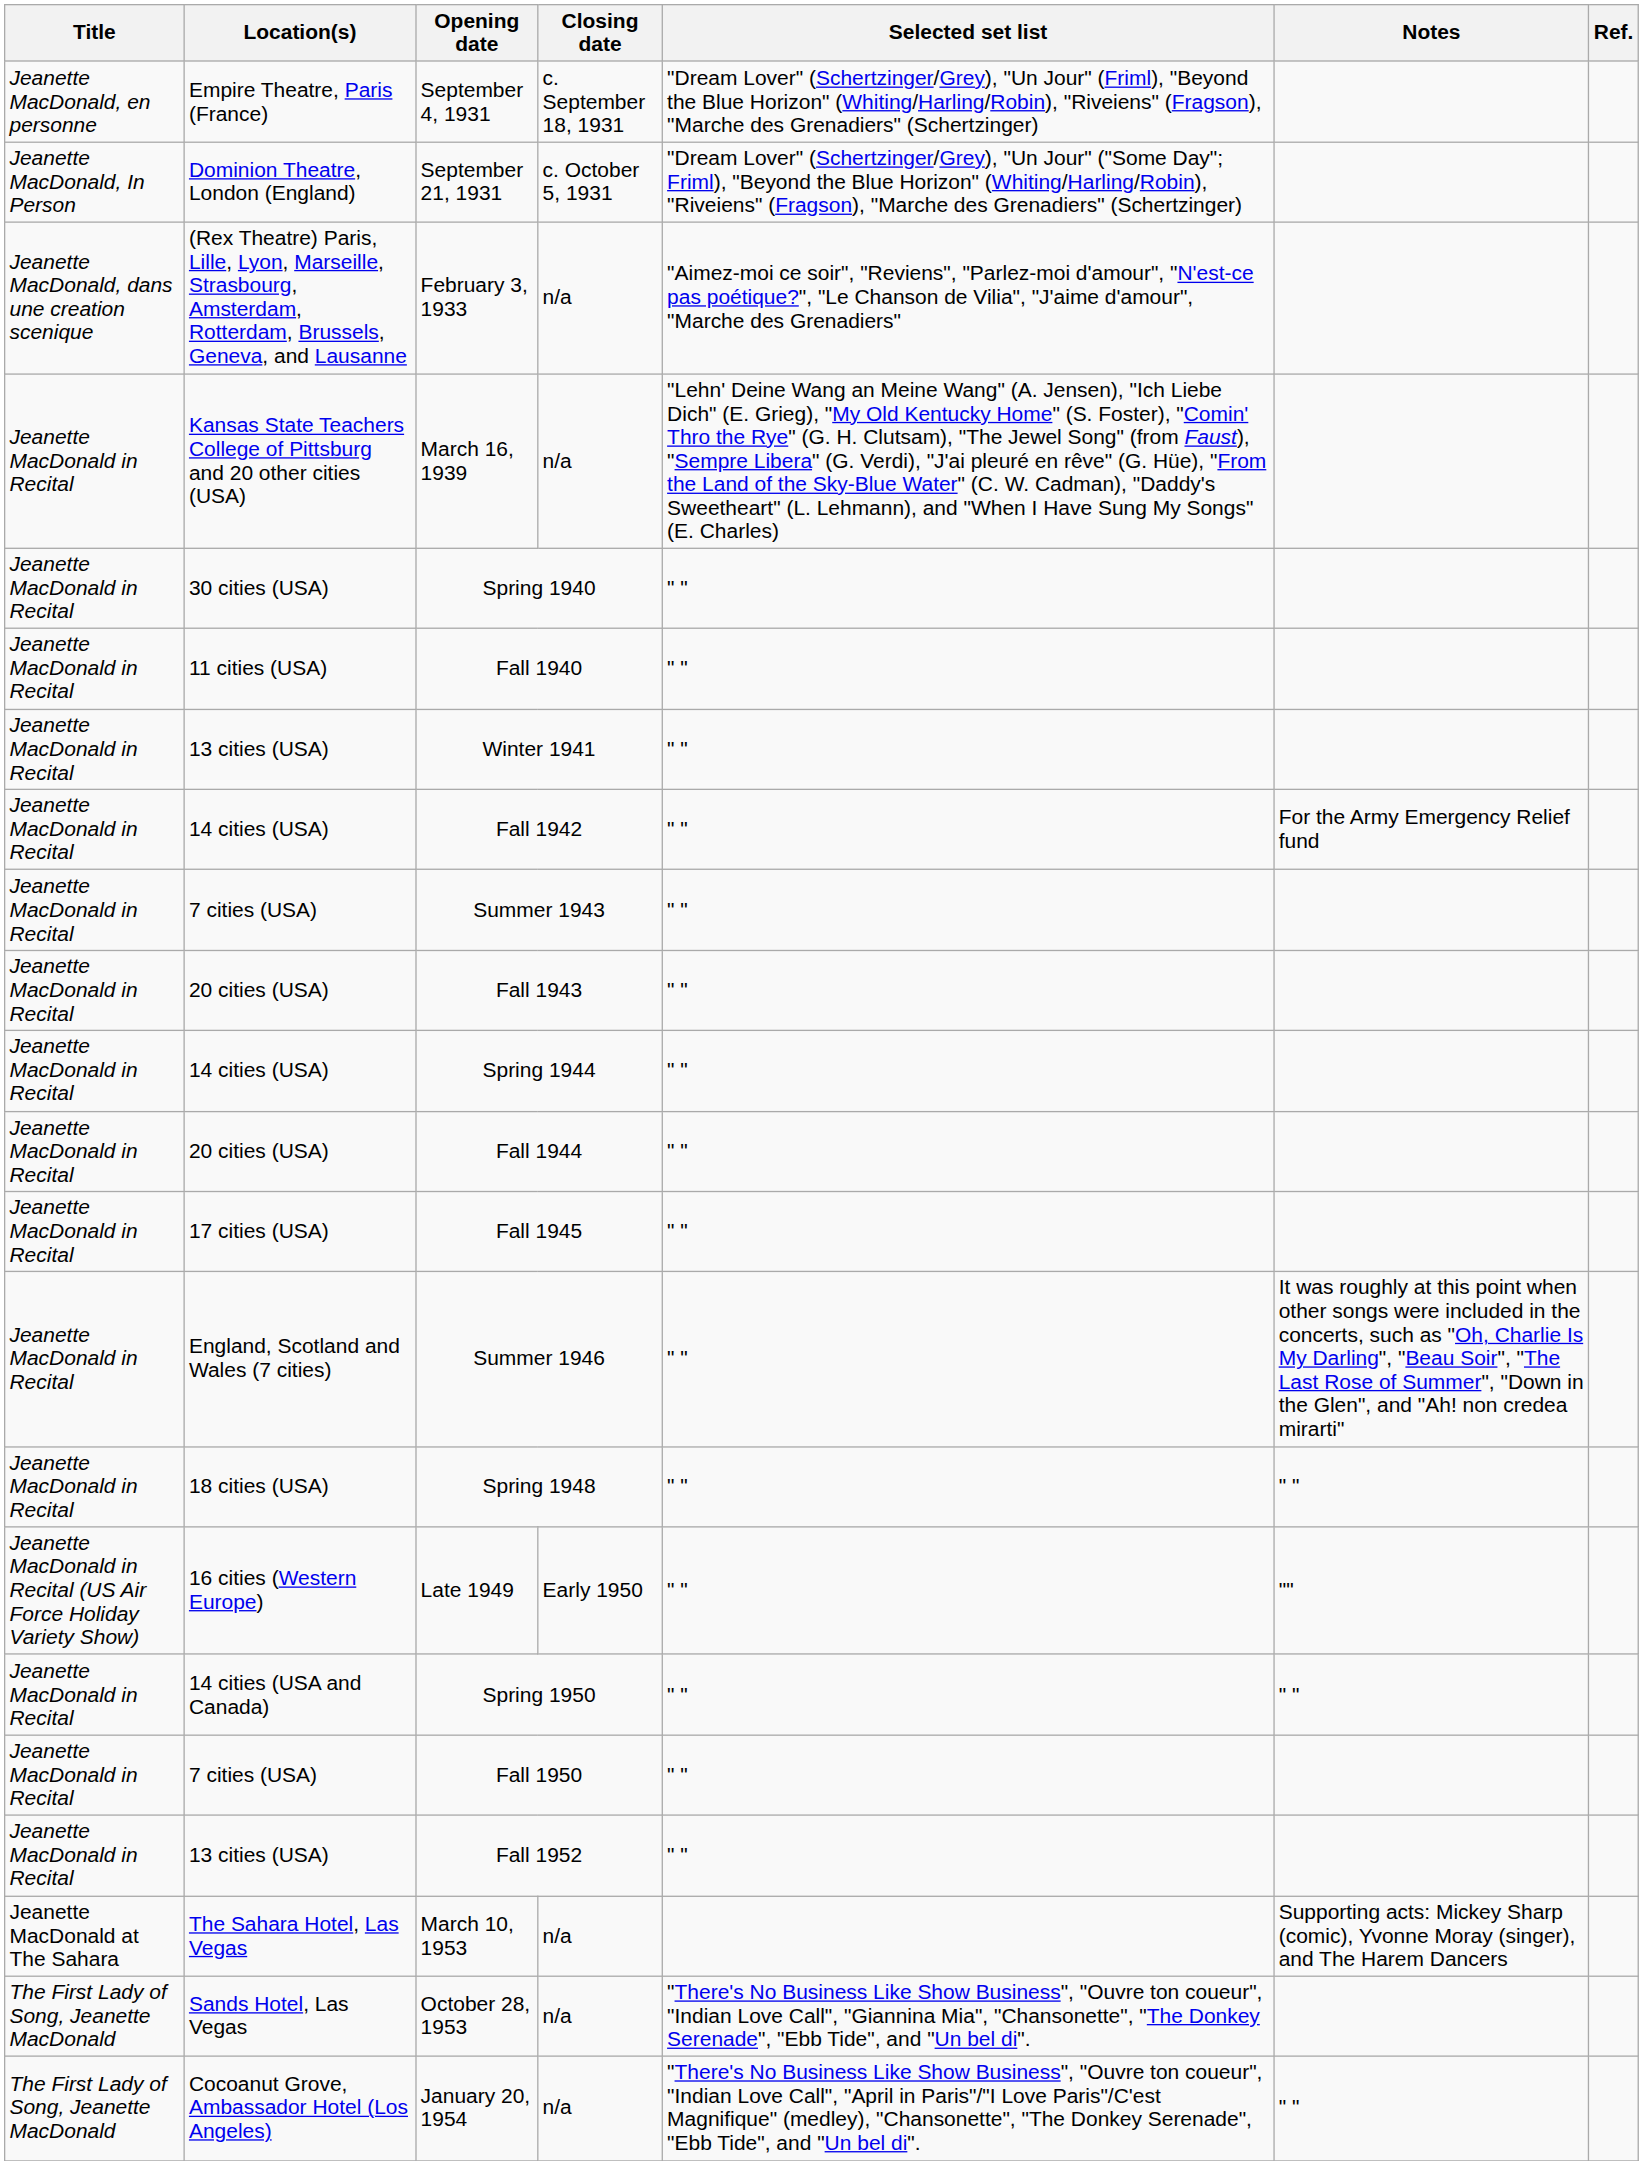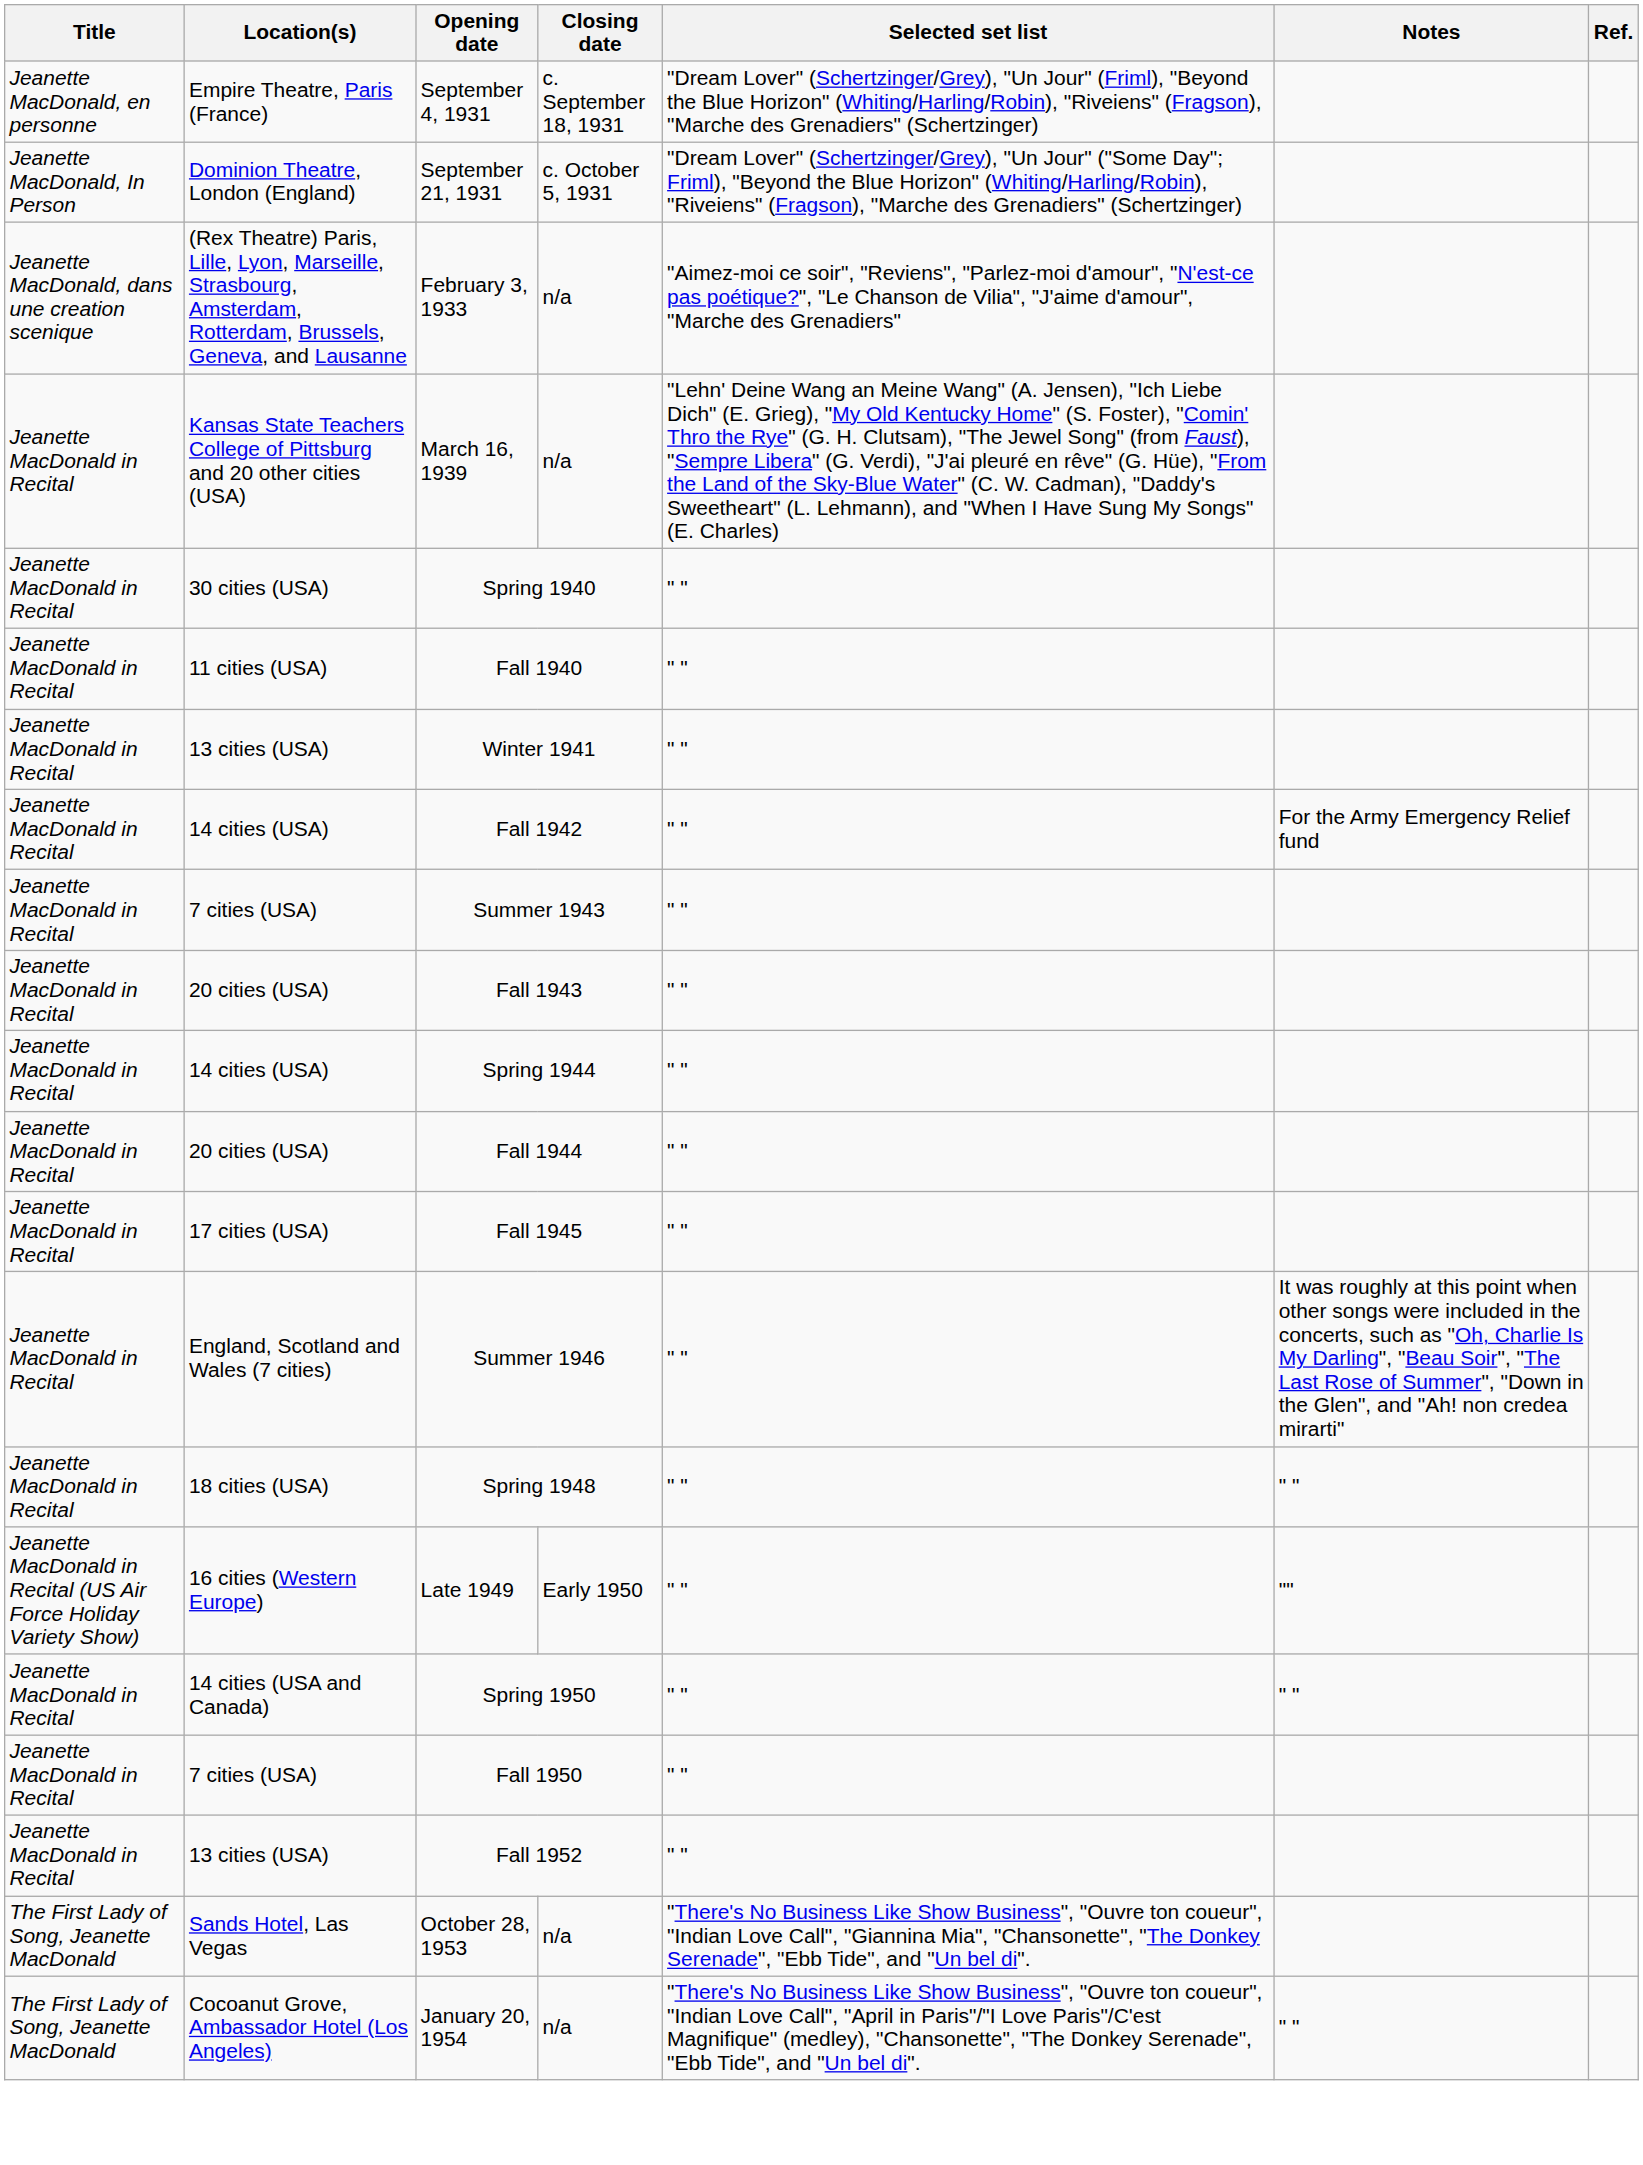- row: (467, 1935)
